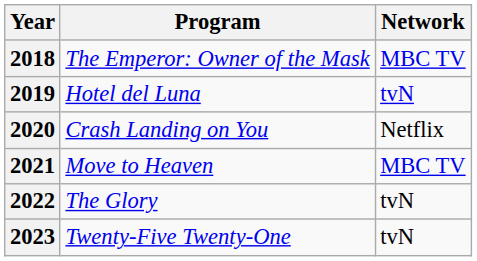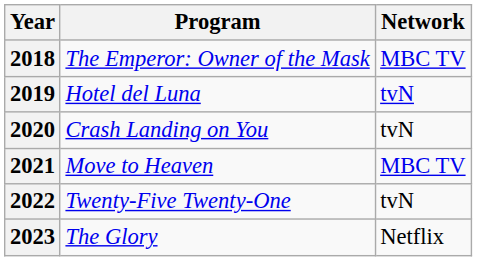(412, 129) Netflix -> (397, 129) tvN
(111, 201) The Glory -> (178, 201) Twenty-Five Twenty-One
(178, 237) Twenty-Five Twenty-One -> (111, 237) The Glory
(397, 237) tvN -> (412, 237) Netflix
